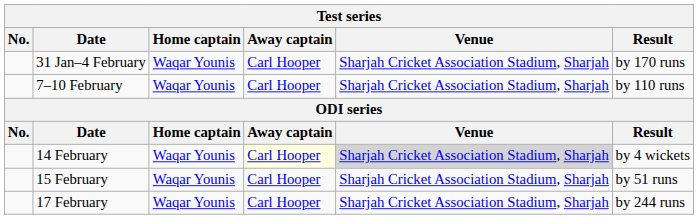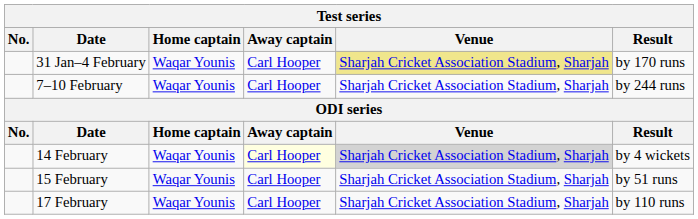(474, 62) no background -> (474, 62) khaki background
(650, 86) by 110 runs -> (650, 86) by 244 runs
(650, 202) by 244 runs -> (650, 202) by 110 runs
